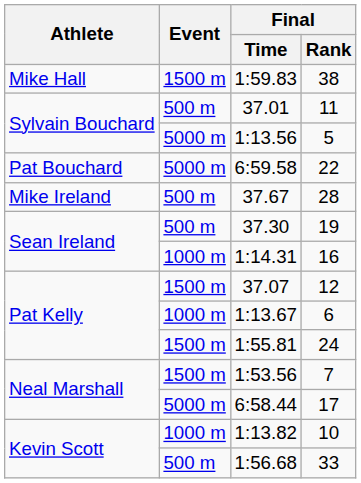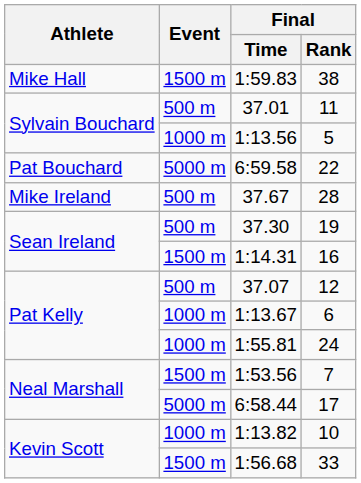(195, 138) 5000 m -> (195, 138) 1000 m
(195, 256) 1000 m -> (195, 256) 1500 m
(195, 286) 1500 m -> (189, 286) 500 m
(195, 345) 1500 m -> (195, 345) 1000 m
(189, 463) 500 m -> (195, 463) 1500 m
